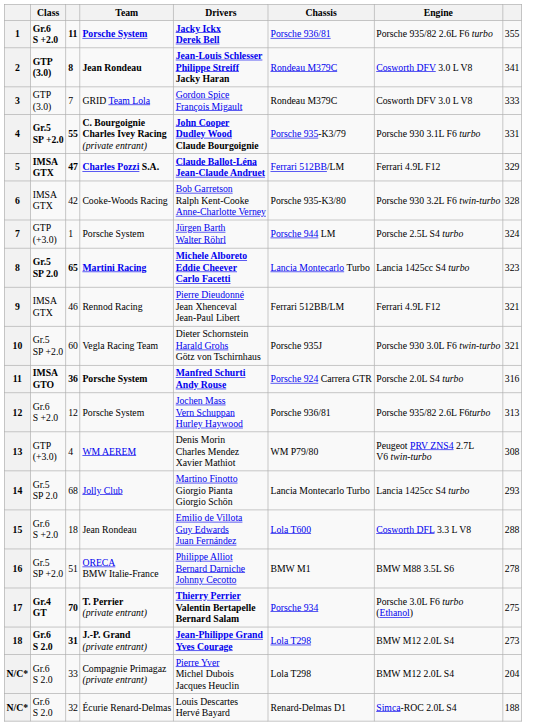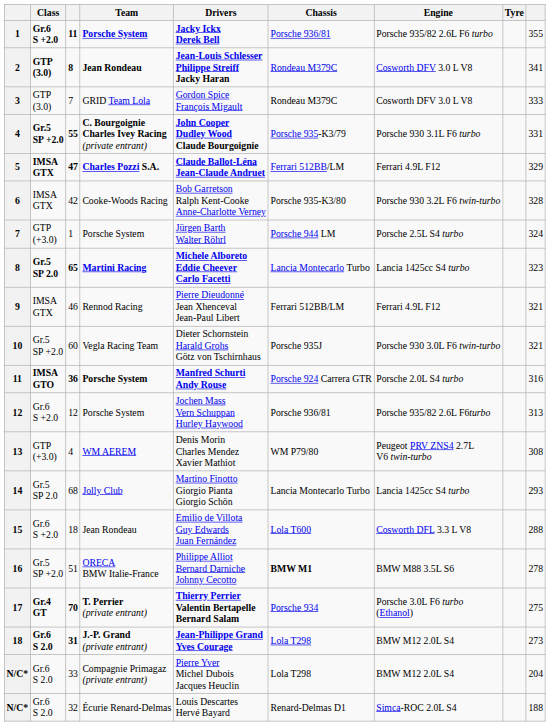+ column: (514, 12)
(290, 568) normal -> (291, 568) bold
